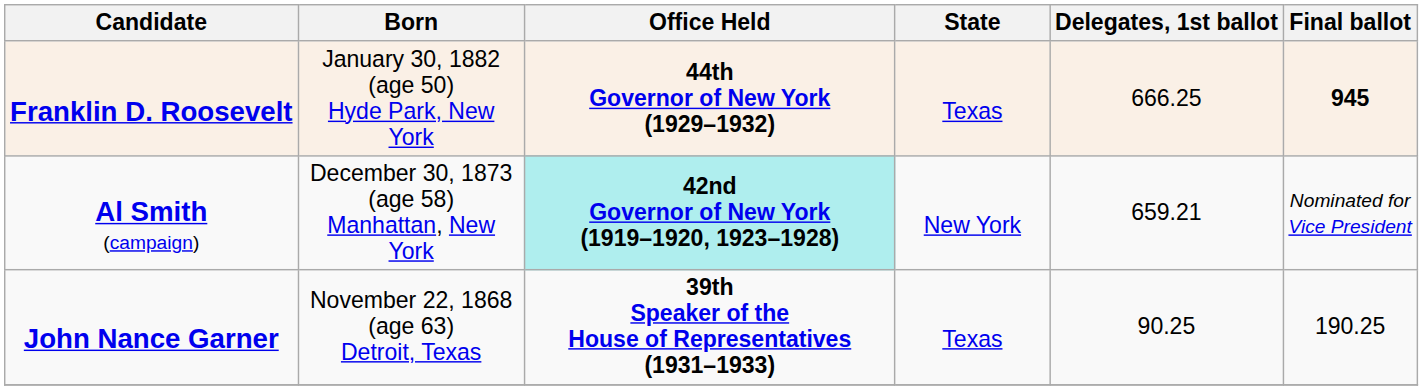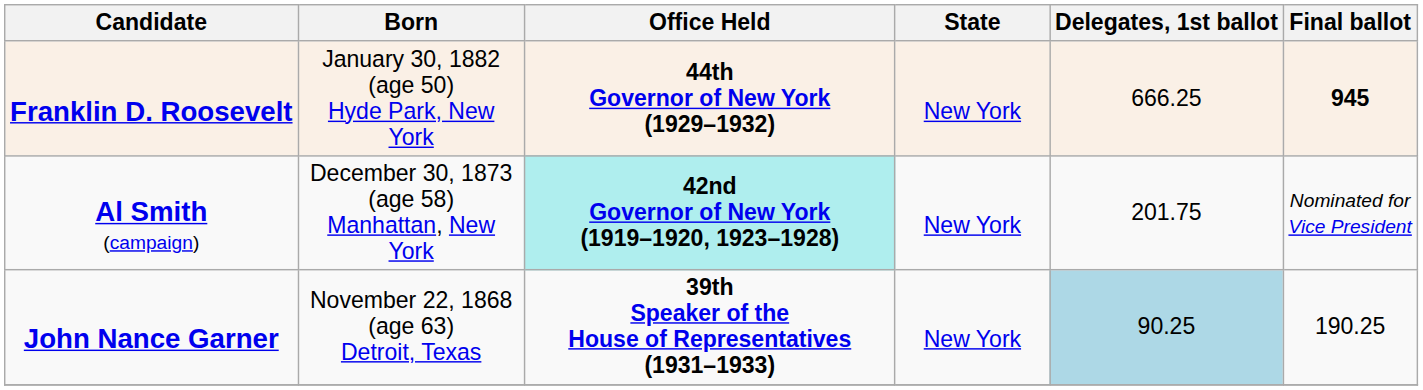(972, 111) Texas -> (972, 111) New York
(1166, 212) 659.21 -> (1166, 212) 201.75
(972, 339) Texas -> (972, 339) New York
(1166, 326) no background -> (1166, 326) lightblue background
